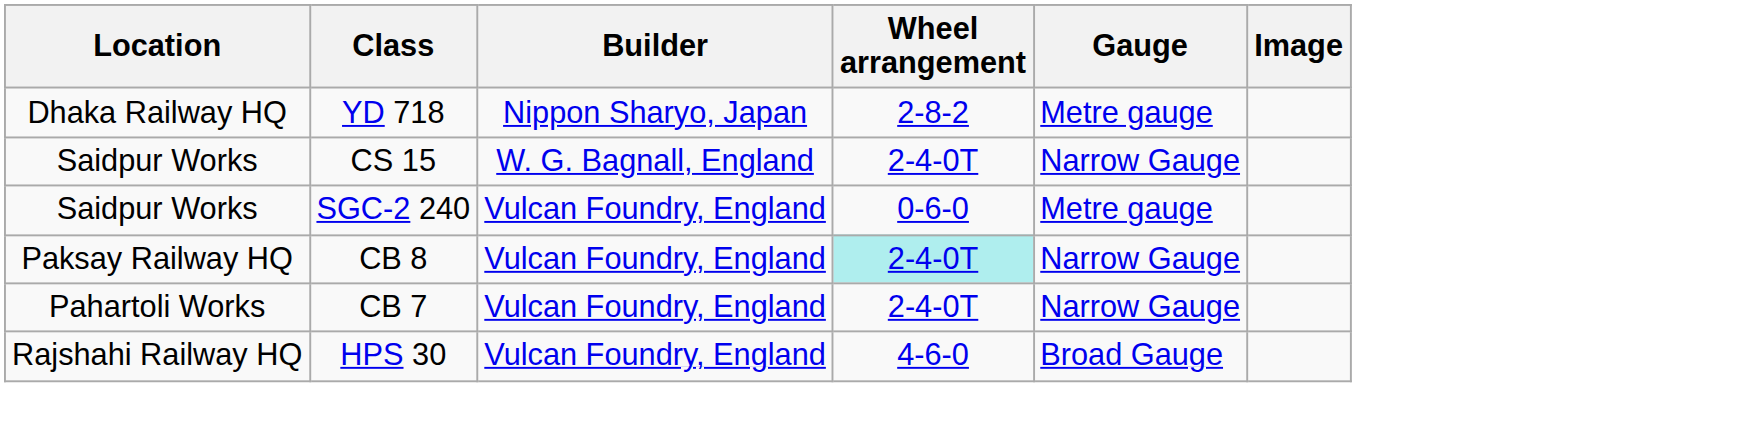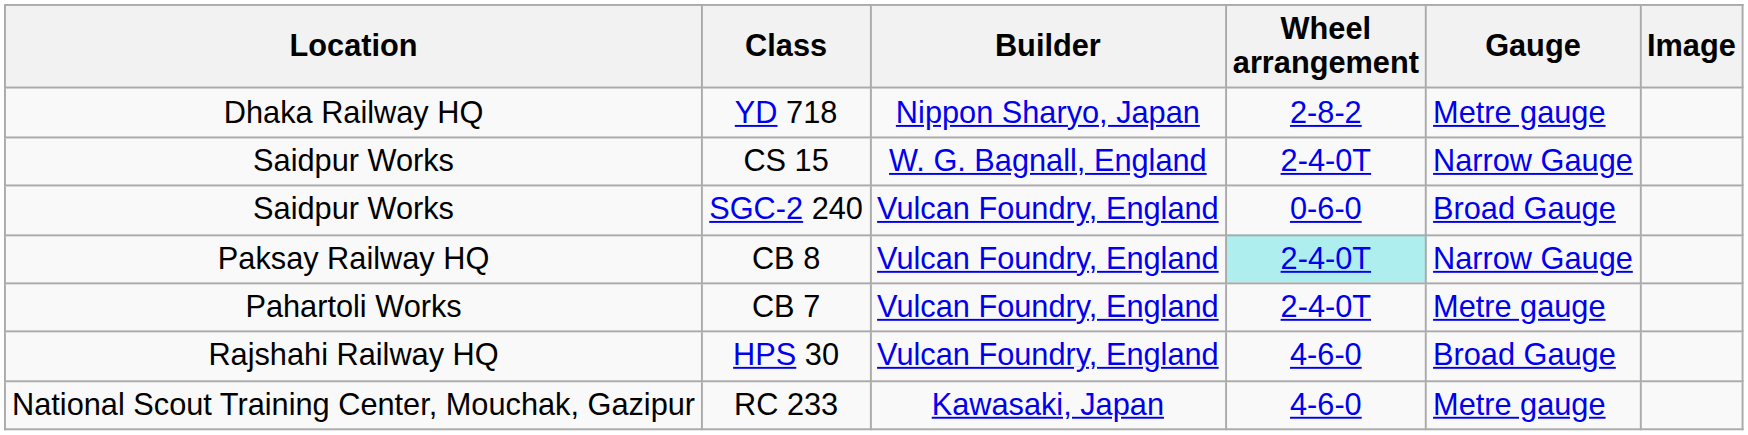(1127, 209) Metre gauge -> (1524, 209) Broad Gauge
(1140, 307) Narrow Gauge -> (1519, 307) Metre gauge
+ row: (786, 404)
